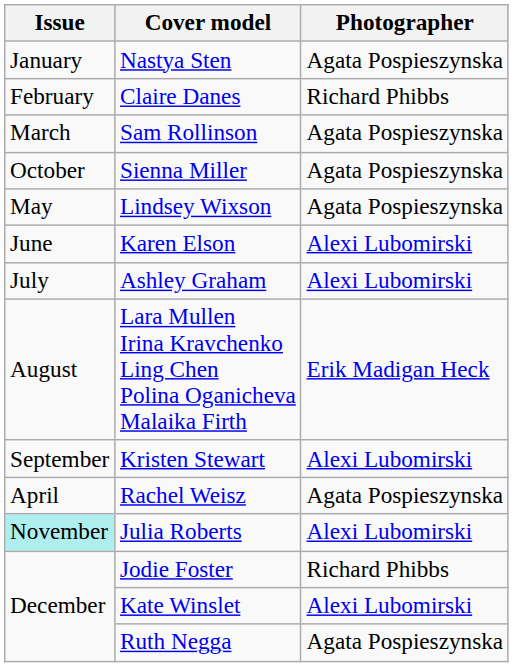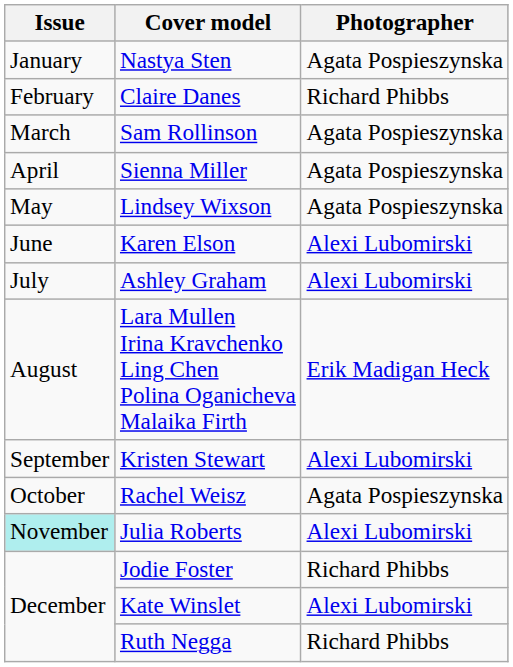(47, 170) October -> (35, 170) April
(35, 495) April -> (47, 495) October
(405, 642) Agata Pospieszynska -> (378, 642) Richard Phibbs
